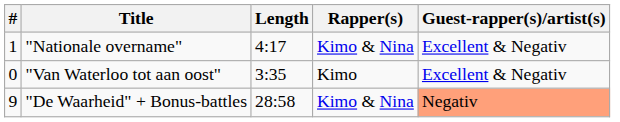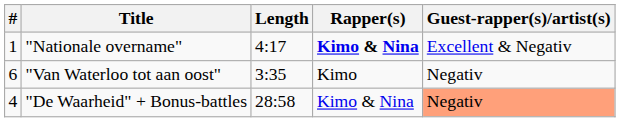(365, 46) normal -> (368, 46) bold
(13, 74) 0 -> (13, 74) 6
(494, 74) Excellent & Negativ -> (455, 74) Negativ
(13, 102) 9 -> (13, 102) 4
